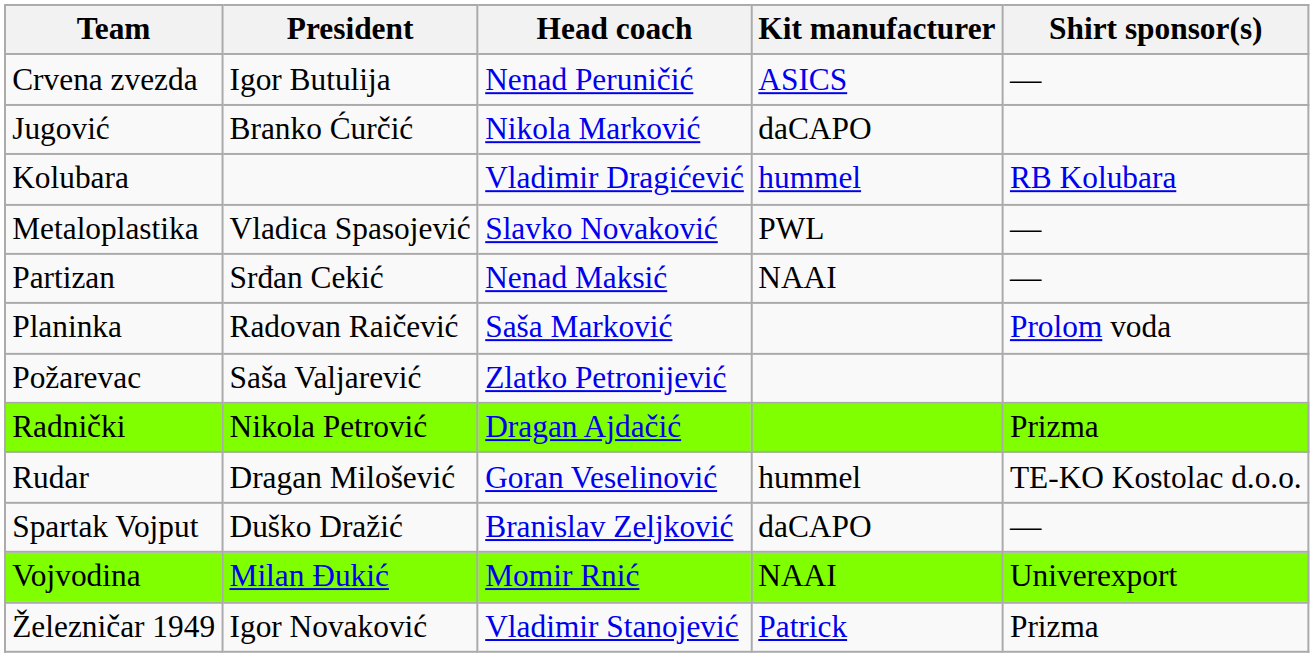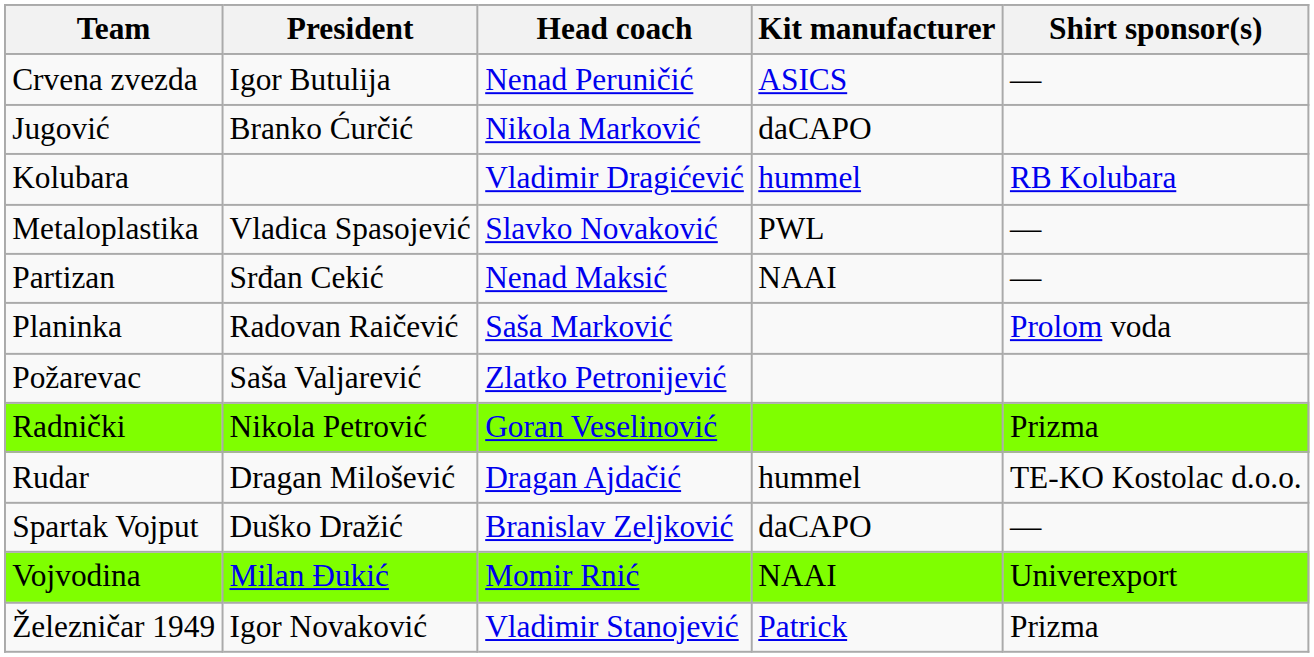(583, 427) Dragan Ajdačić -> (601, 427) Goran Veselinović
(601, 476) Goran Veselinović -> (583, 476) Dragan Ajdačić
